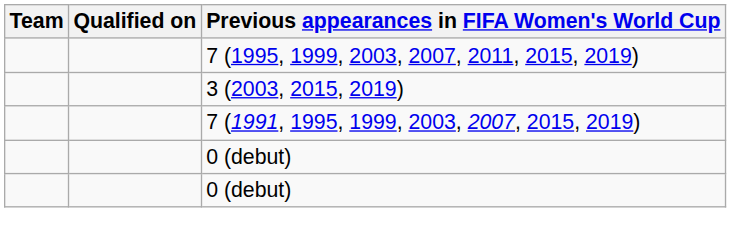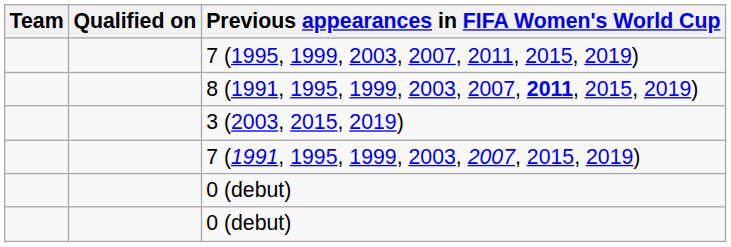+ row: (37, 89)
